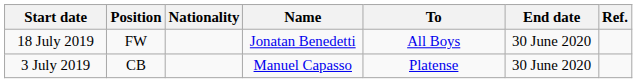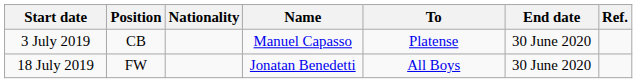rows swapped: (56, 66) <-> (56, 41)
